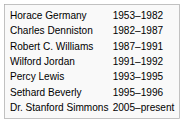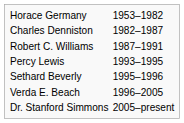- row: (42, 61)
+ row: (45, 92)
